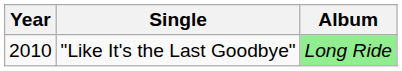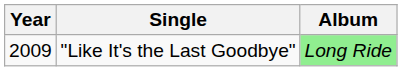(30, 50) 2010 -> (30, 50) 2009
